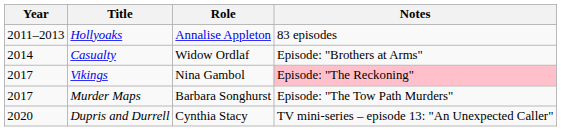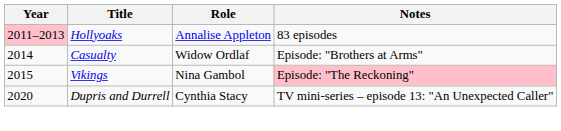(36, 34) no background -> (36, 34) pink background
(20, 75) 2017 -> (20, 75) 2015
- row: (106, 95)
